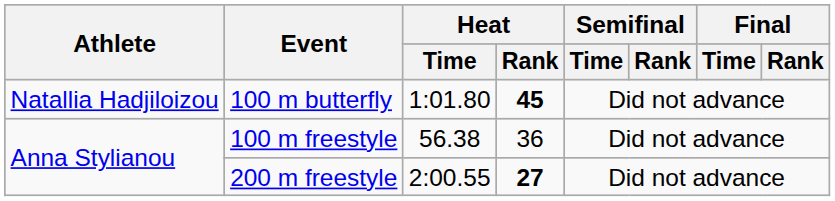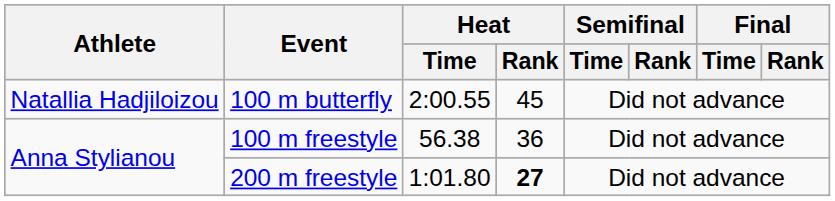(450, 100) 1:01.80 -> (450, 100) 2:00.55
(530, 100) bold -> (530, 100) normal
(450, 177) 2:00.55 -> (450, 177) 1:01.80
